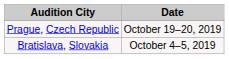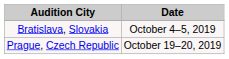rows swapped: (63, 45) <-> (63, 29)
